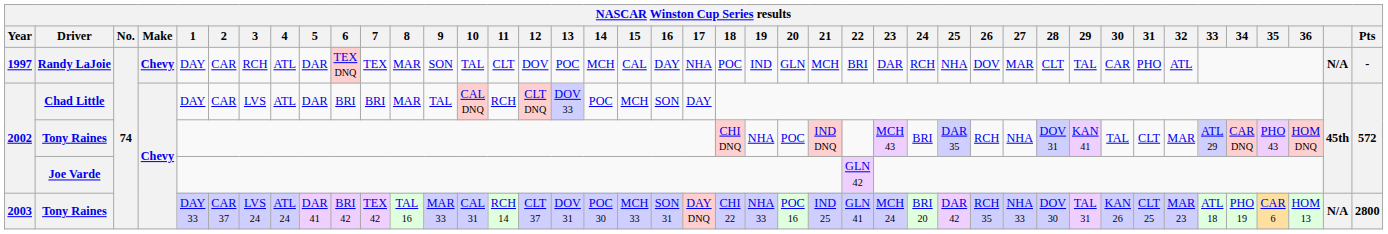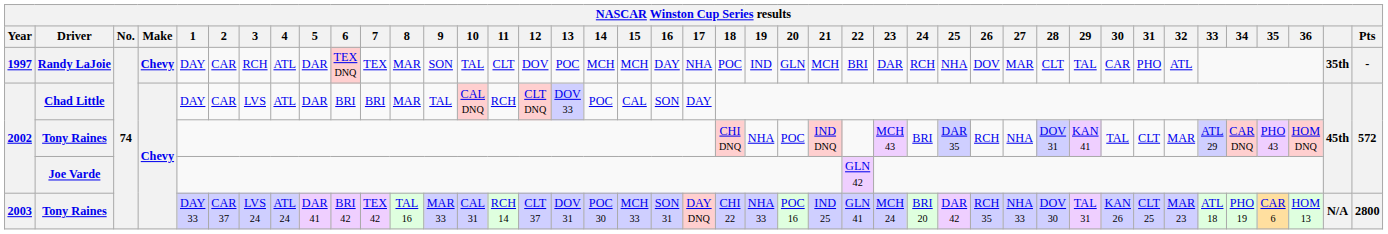(635, 65) CAL -> (635, 65) MCH
(1338, 65) N/A -> (1338, 65) 35th
(635, 101) MCH -> (635, 101) CAL
